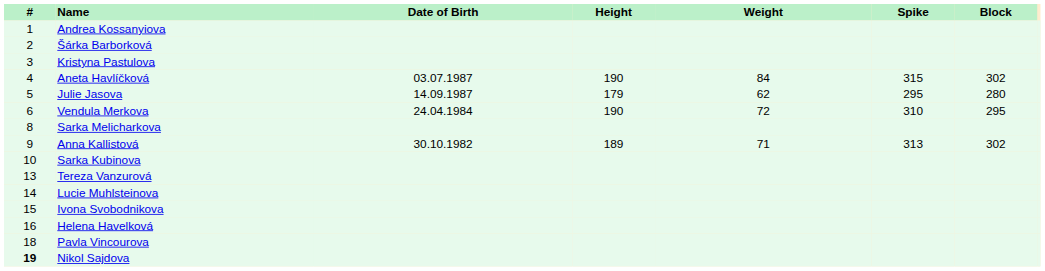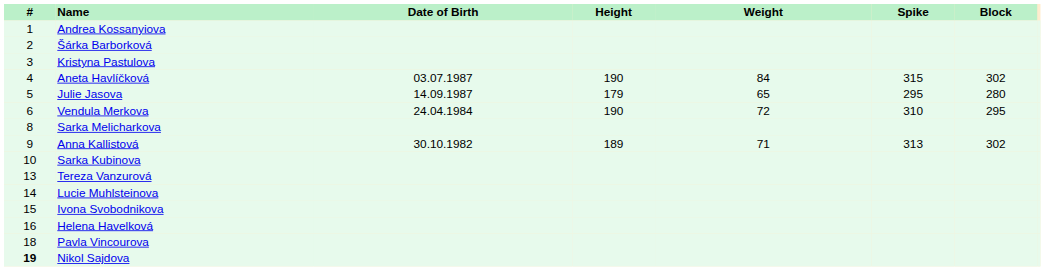(763, 94) 62 -> (763, 94) 65
